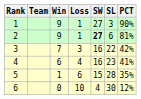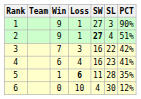(111, 37) 6 -> (111, 37) 4
(127, 37) 81% -> (127, 37) 51%
(80, 75) normal -> (80, 75) bold
(98, 75) 15 -> (98, 75) 11
